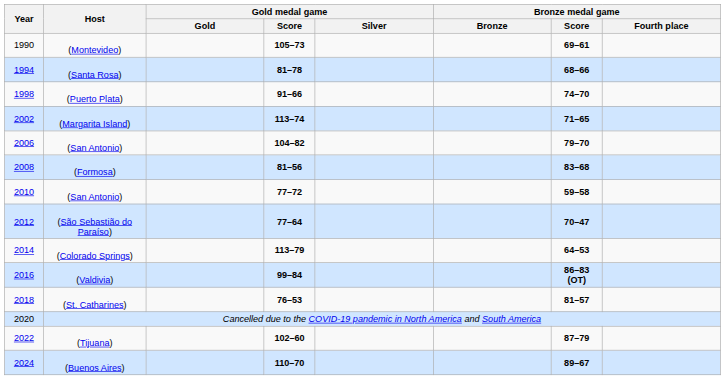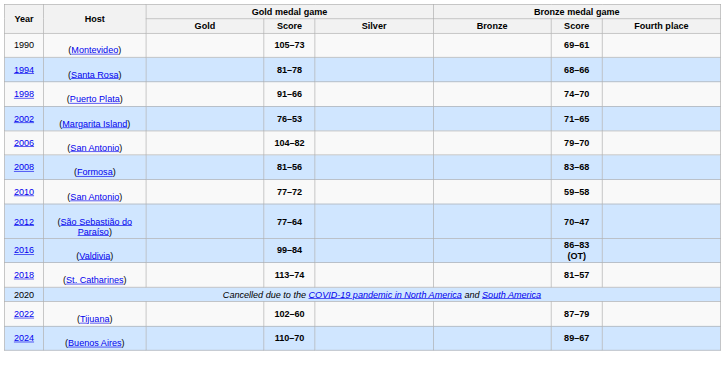(290, 119) 113–74 -> (290, 119) 76–53
- row: (24, 251)
(290, 300) 76–53 -> (290, 275) 113–74
